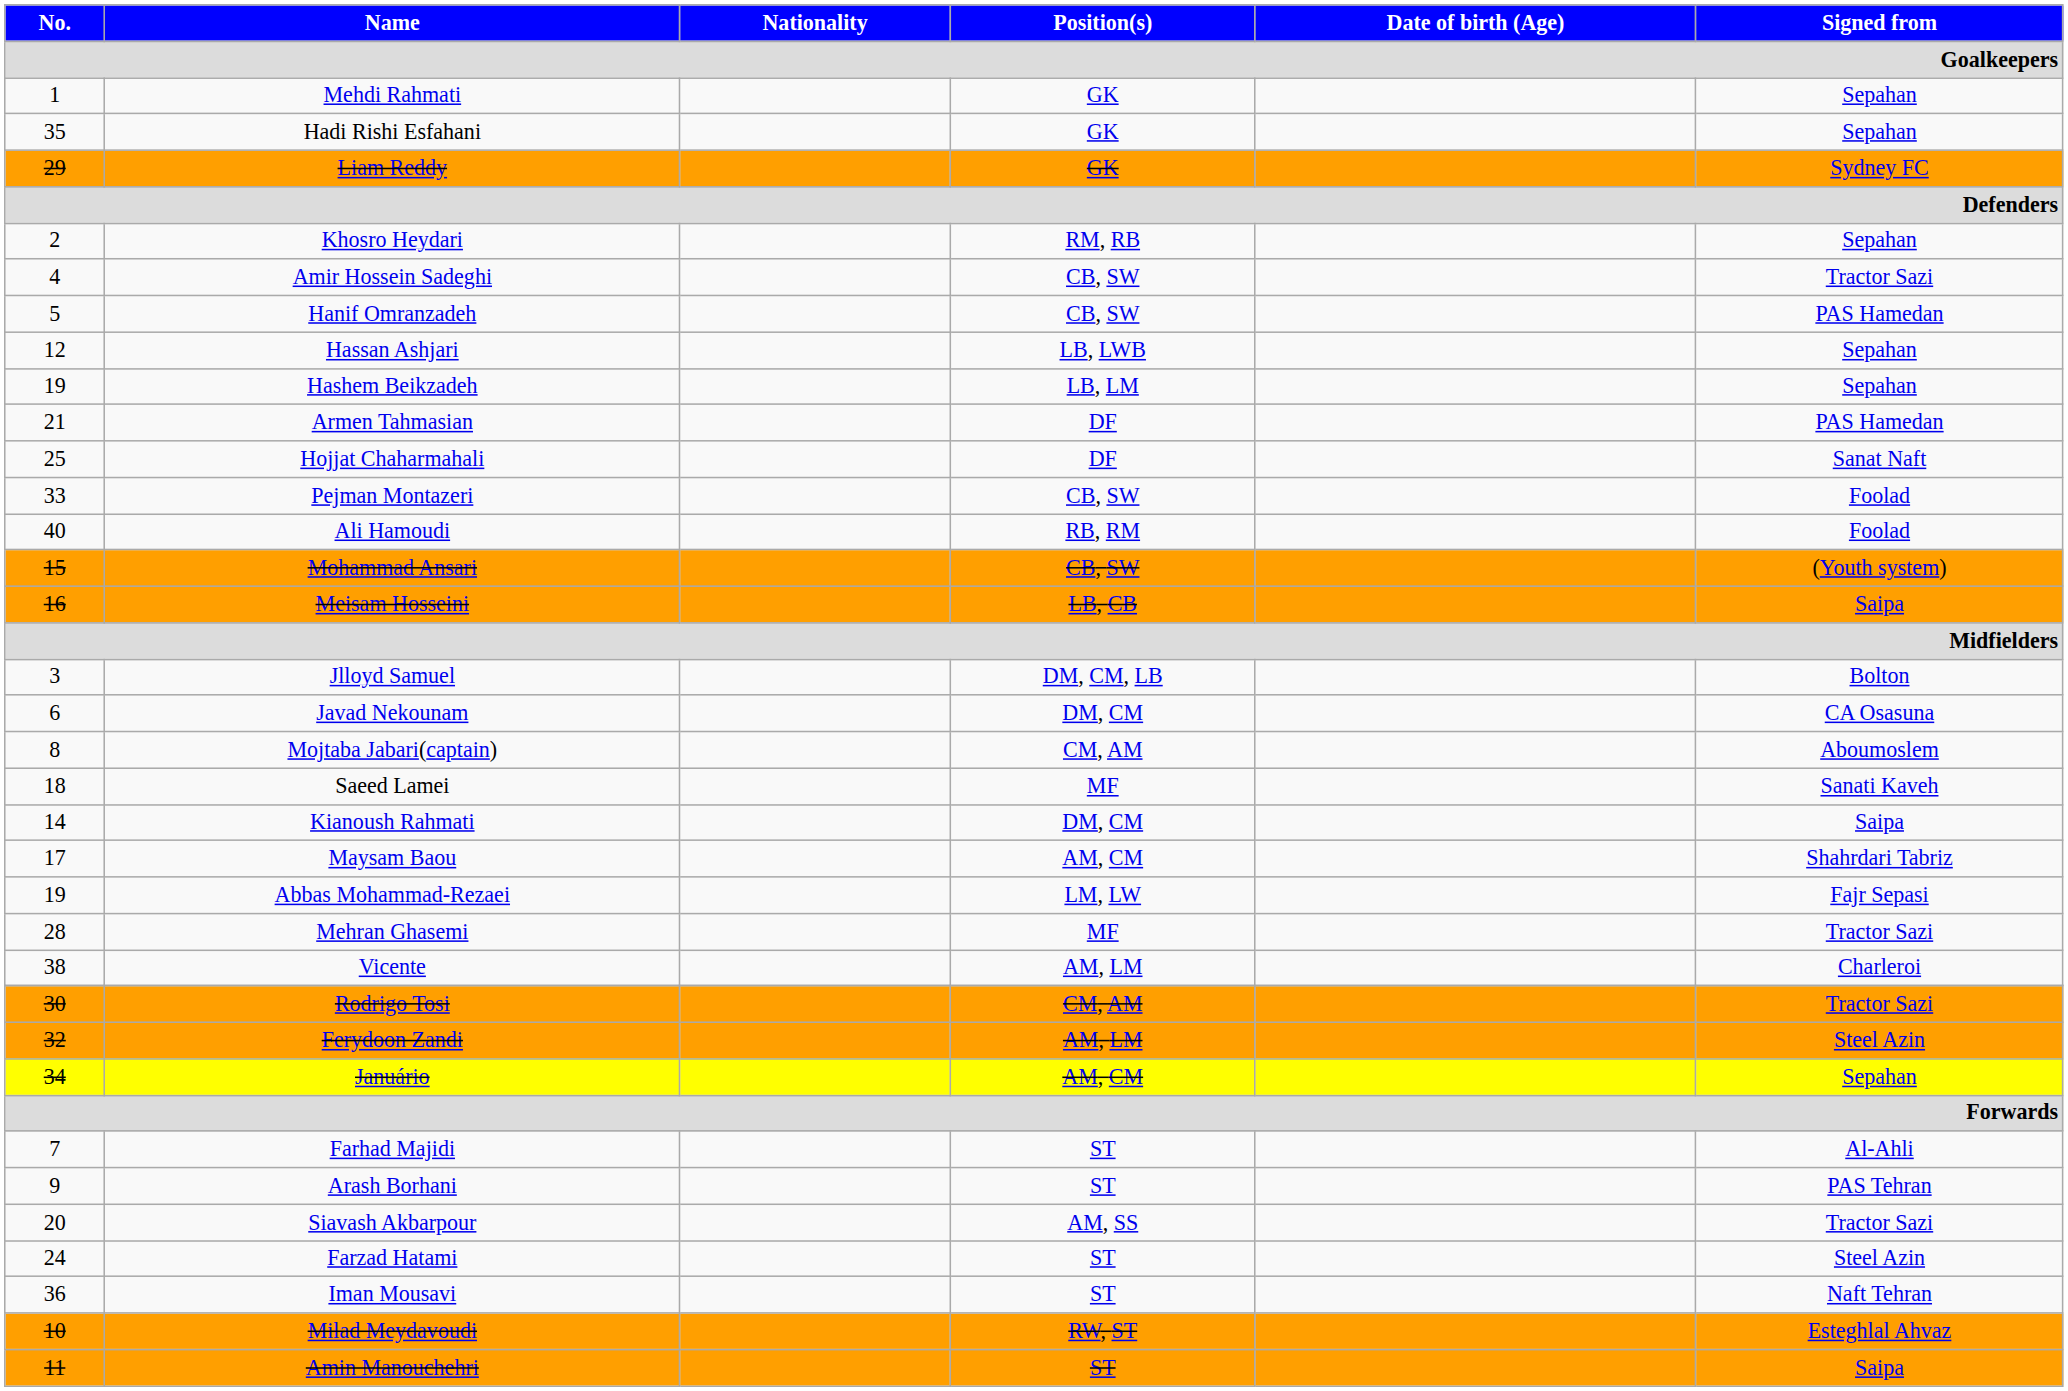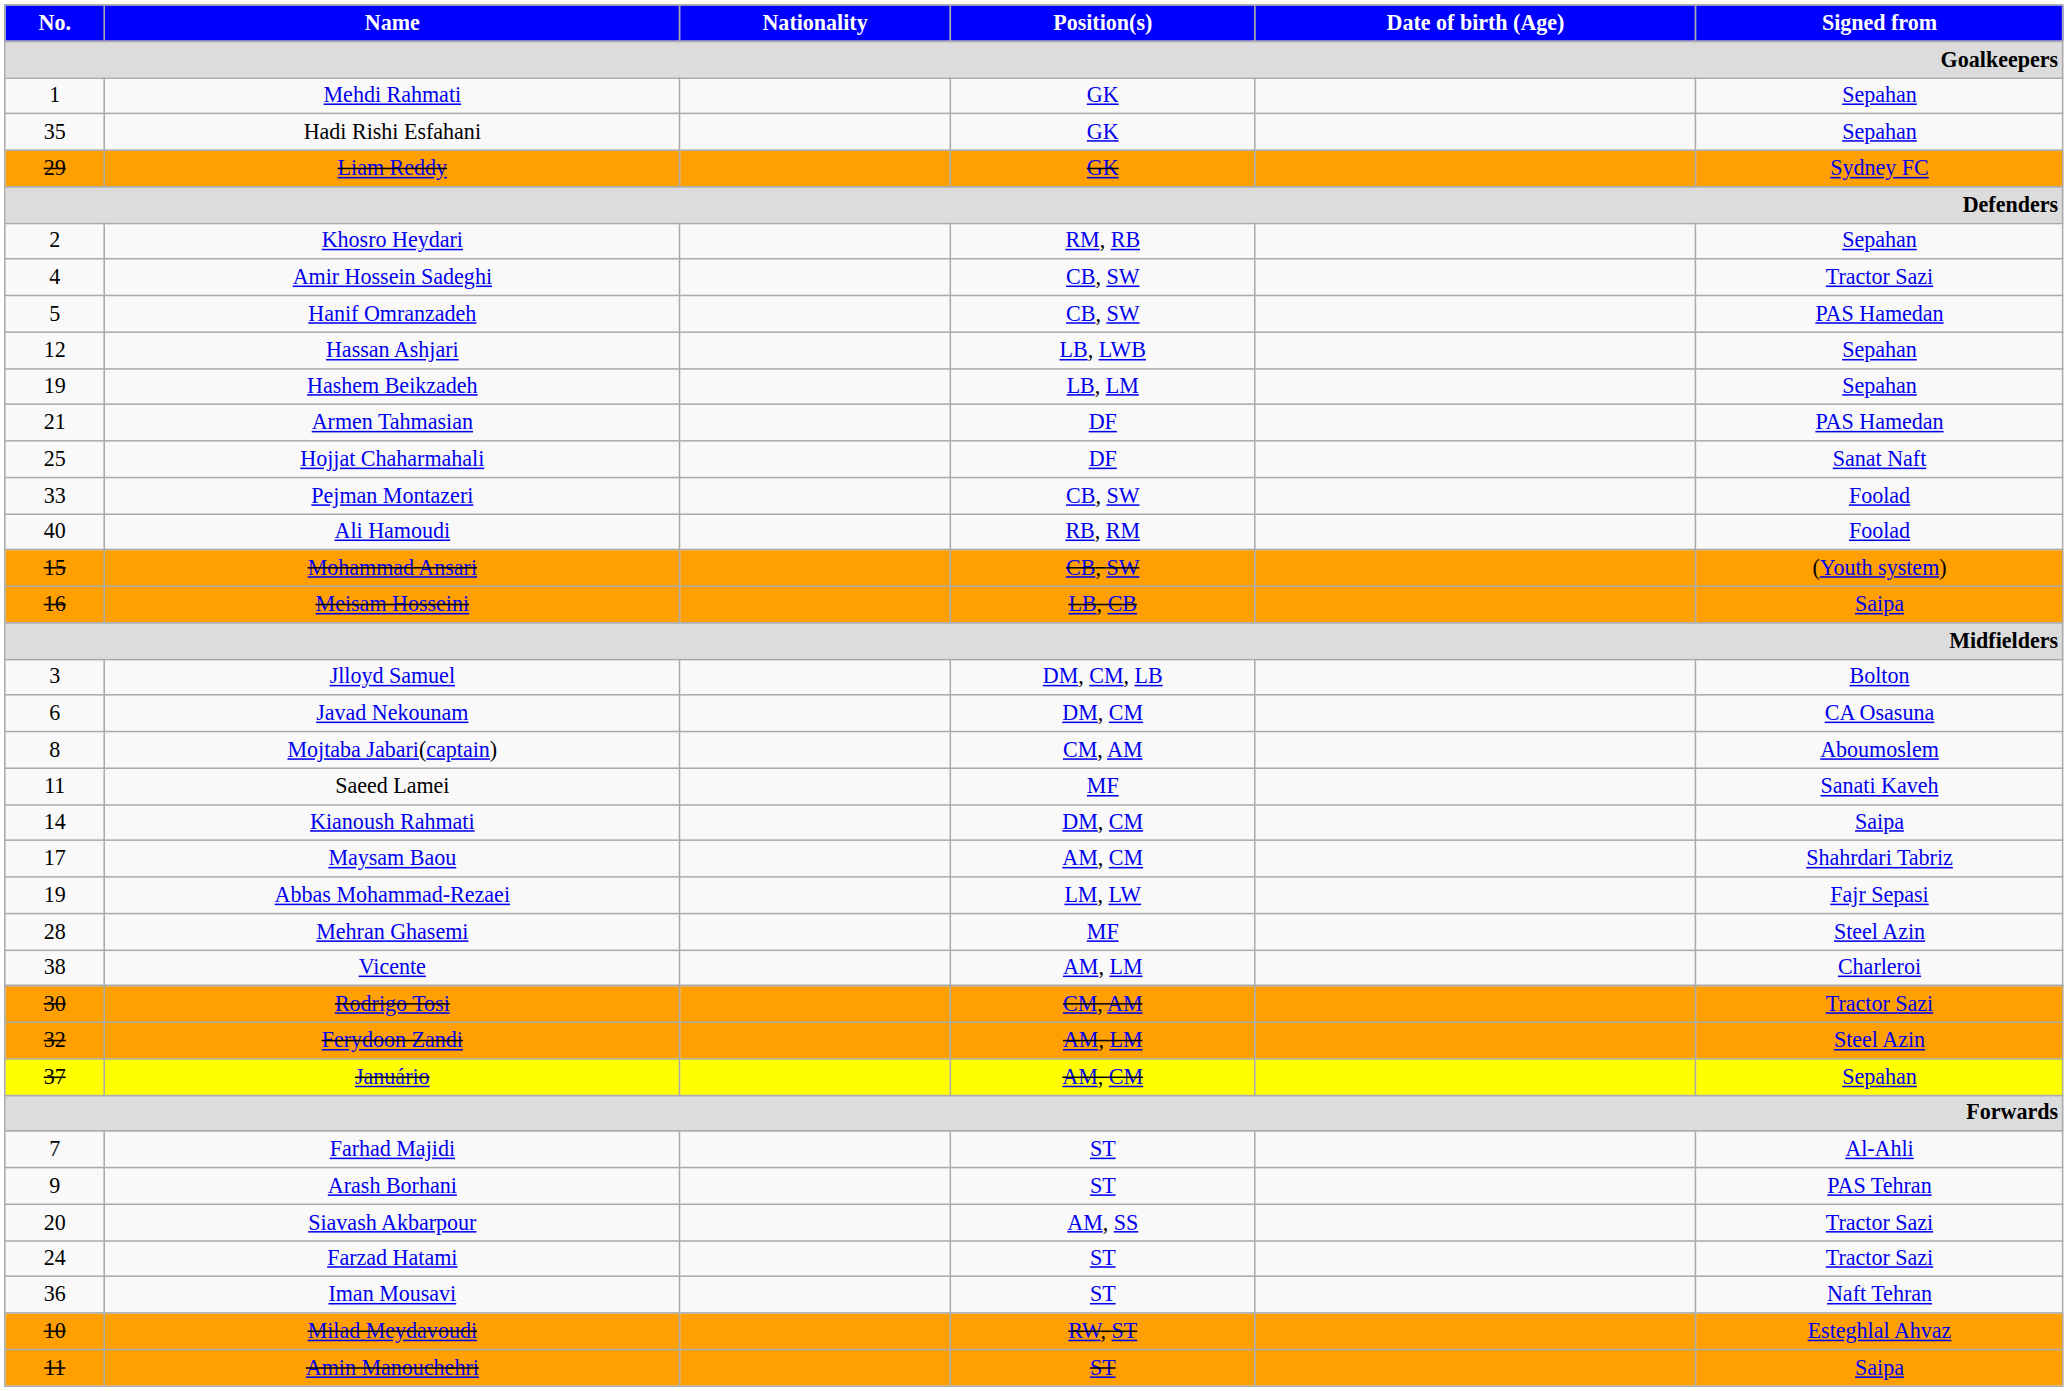(55, 786) 18 -> (55, 786) 11
(1879, 931) Tractor Sazi -> (1879, 931) Steel Azin
(55, 1076) 34 -> (55, 1076) 37
(1879, 1258) Steel Azin -> (1879, 1258) Tractor Sazi
